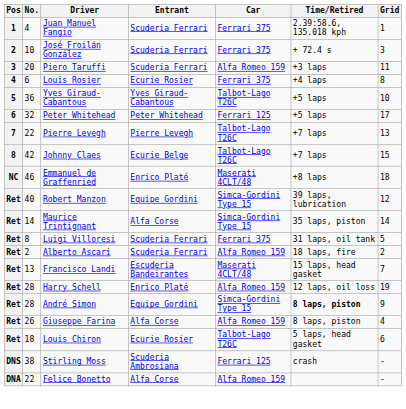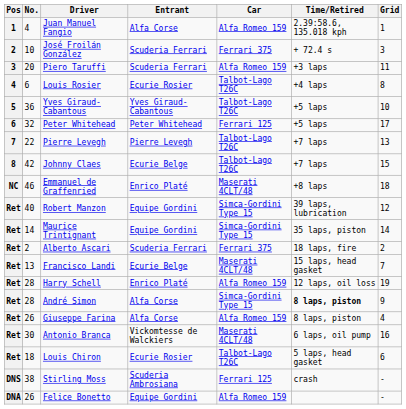(169, 29) Scuderia Ferrari -> (154, 29) Alfa Corse
(244, 29) Ferrari 375 -> (253, 29) Alfa Romeo 159
(244, 81) Ferrari 375 -> (245, 86) Talbot-Lago T26C
(154, 222) Alfa Corse -> (163, 231) Equipe Gordini
- row: (79, 239)
(251, 252) Alfa Romeo 159 -> (245, 249) Ferrari 375
(159, 270) Escuderia Bandeirantes -> (159, 266) Ecurie Belge
(164, 305) Equipe Gordini -> (154, 301) Alfa Corse
+ row: (77, 336)
(29, 380) 22 -> (29, 398) 26
(154, 380) Alfa Corse -> (163, 398) Equipe Gordini
